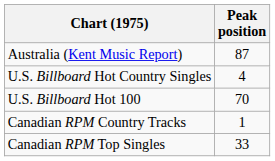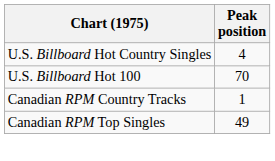- row: (95, 54)
(242, 144) 33 -> (242, 122) 49
